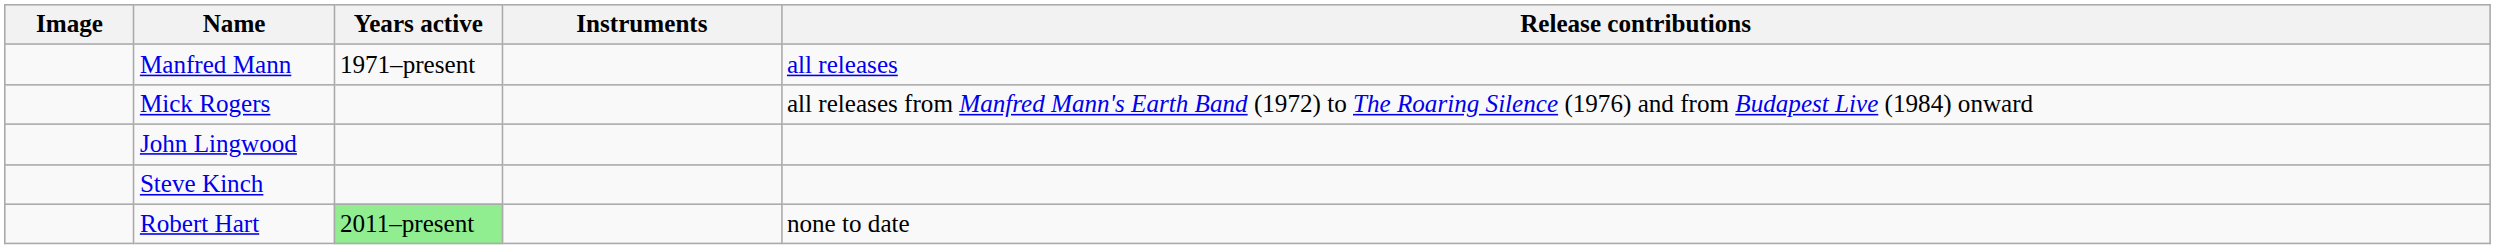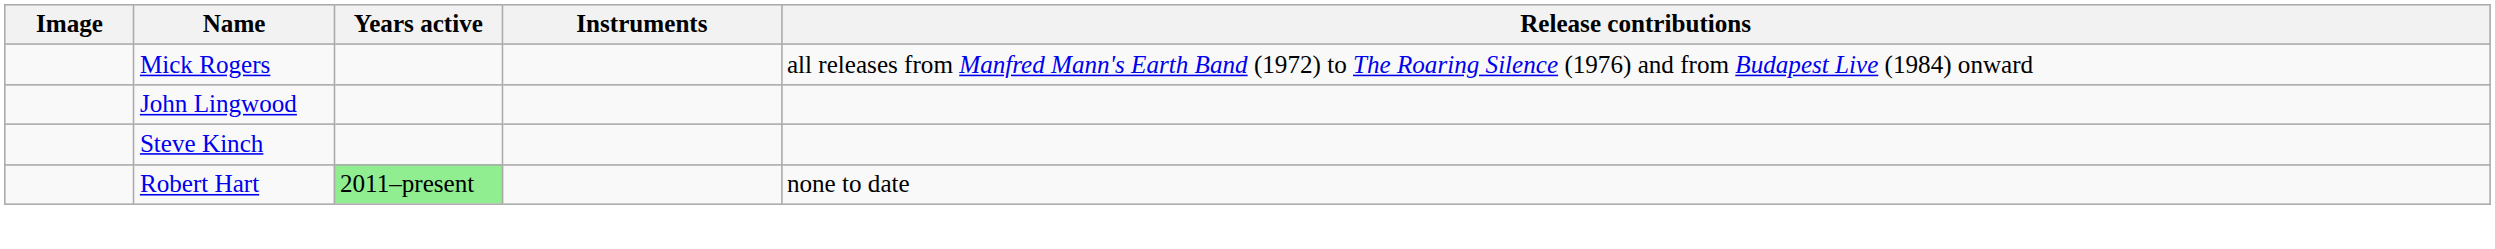- row: (216, 64)
